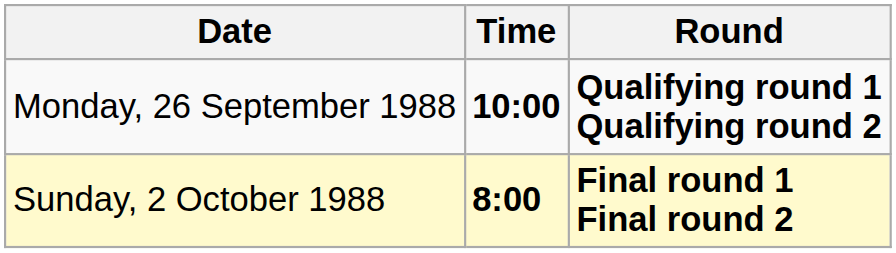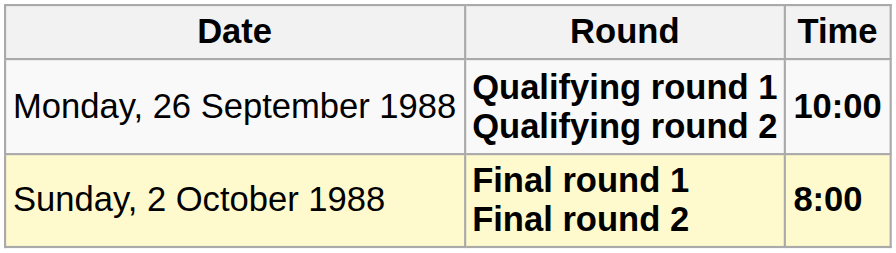columns swapped: (516, 31) <-> (729, 31)
